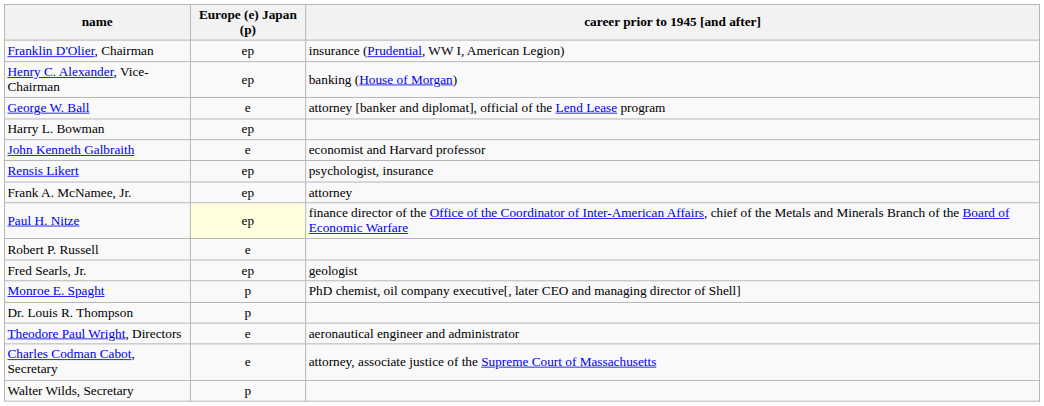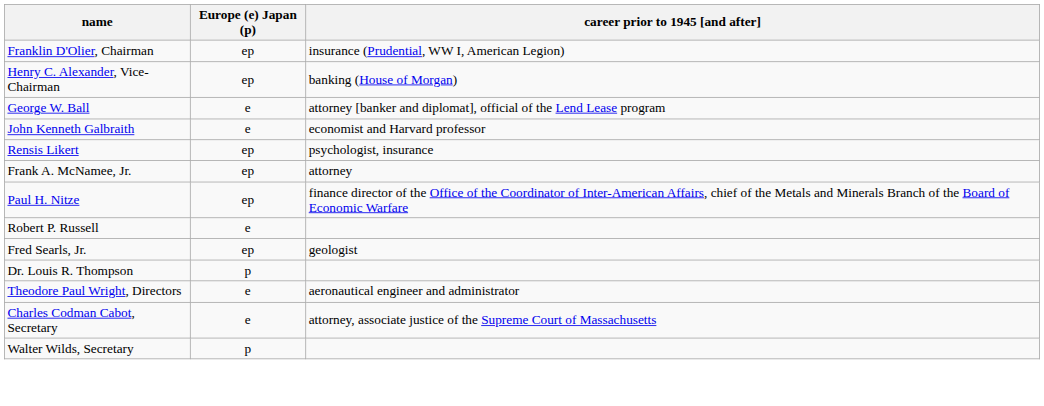- row: (56, 129)
(248, 220) lightyellow background -> (248, 199) no background
- row: (56, 291)
